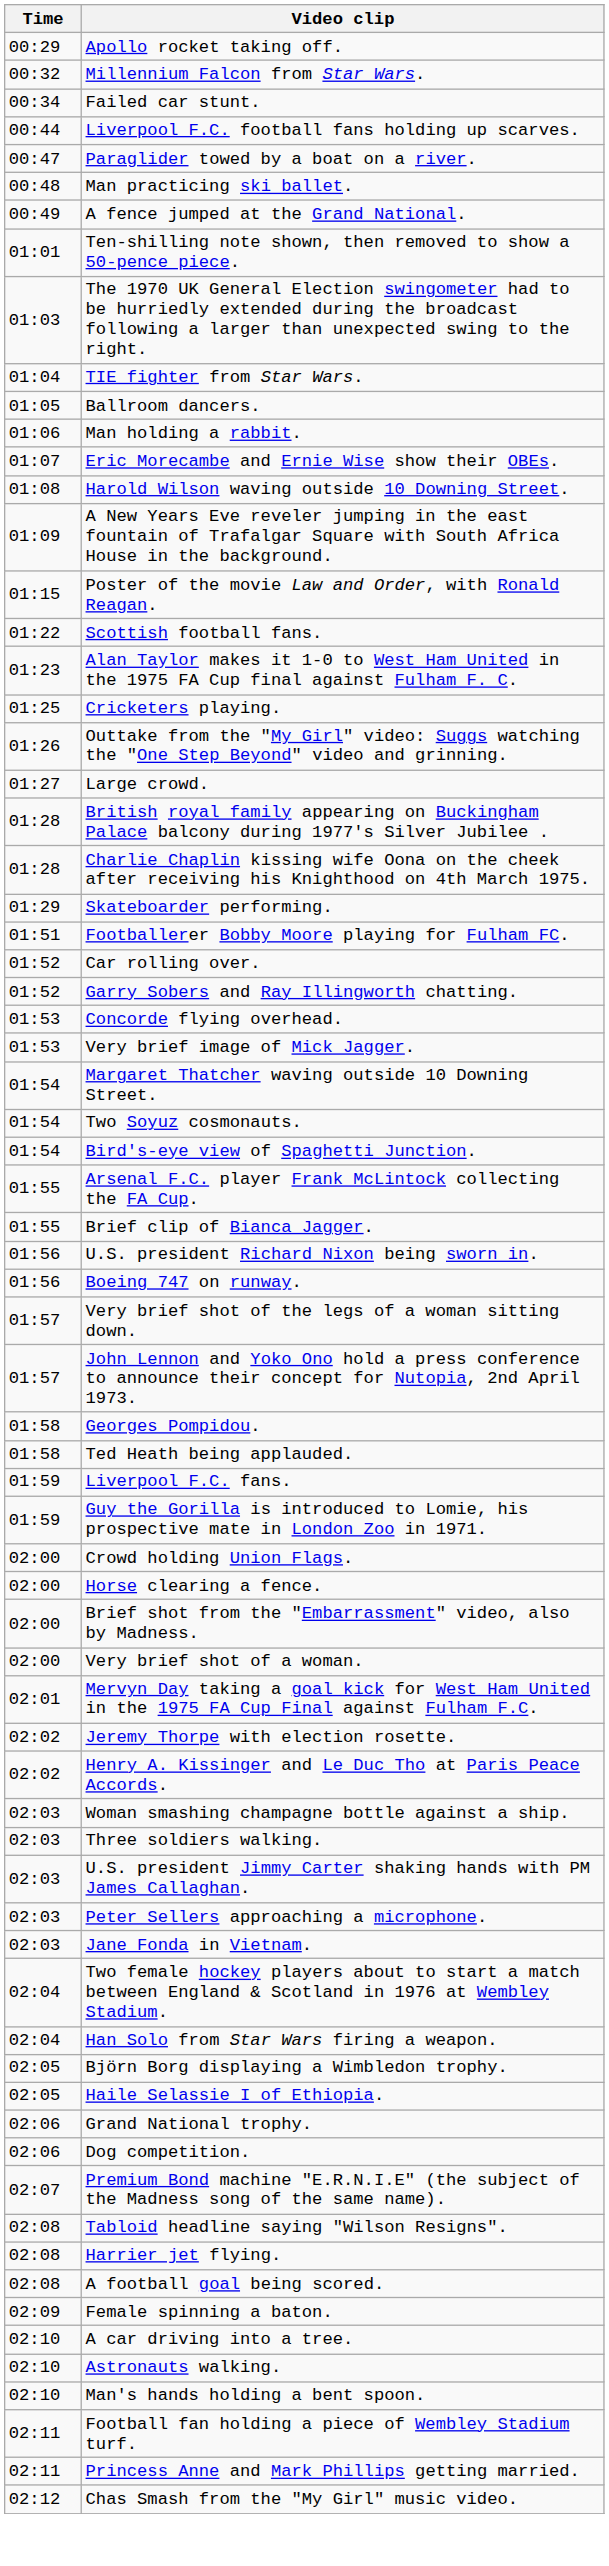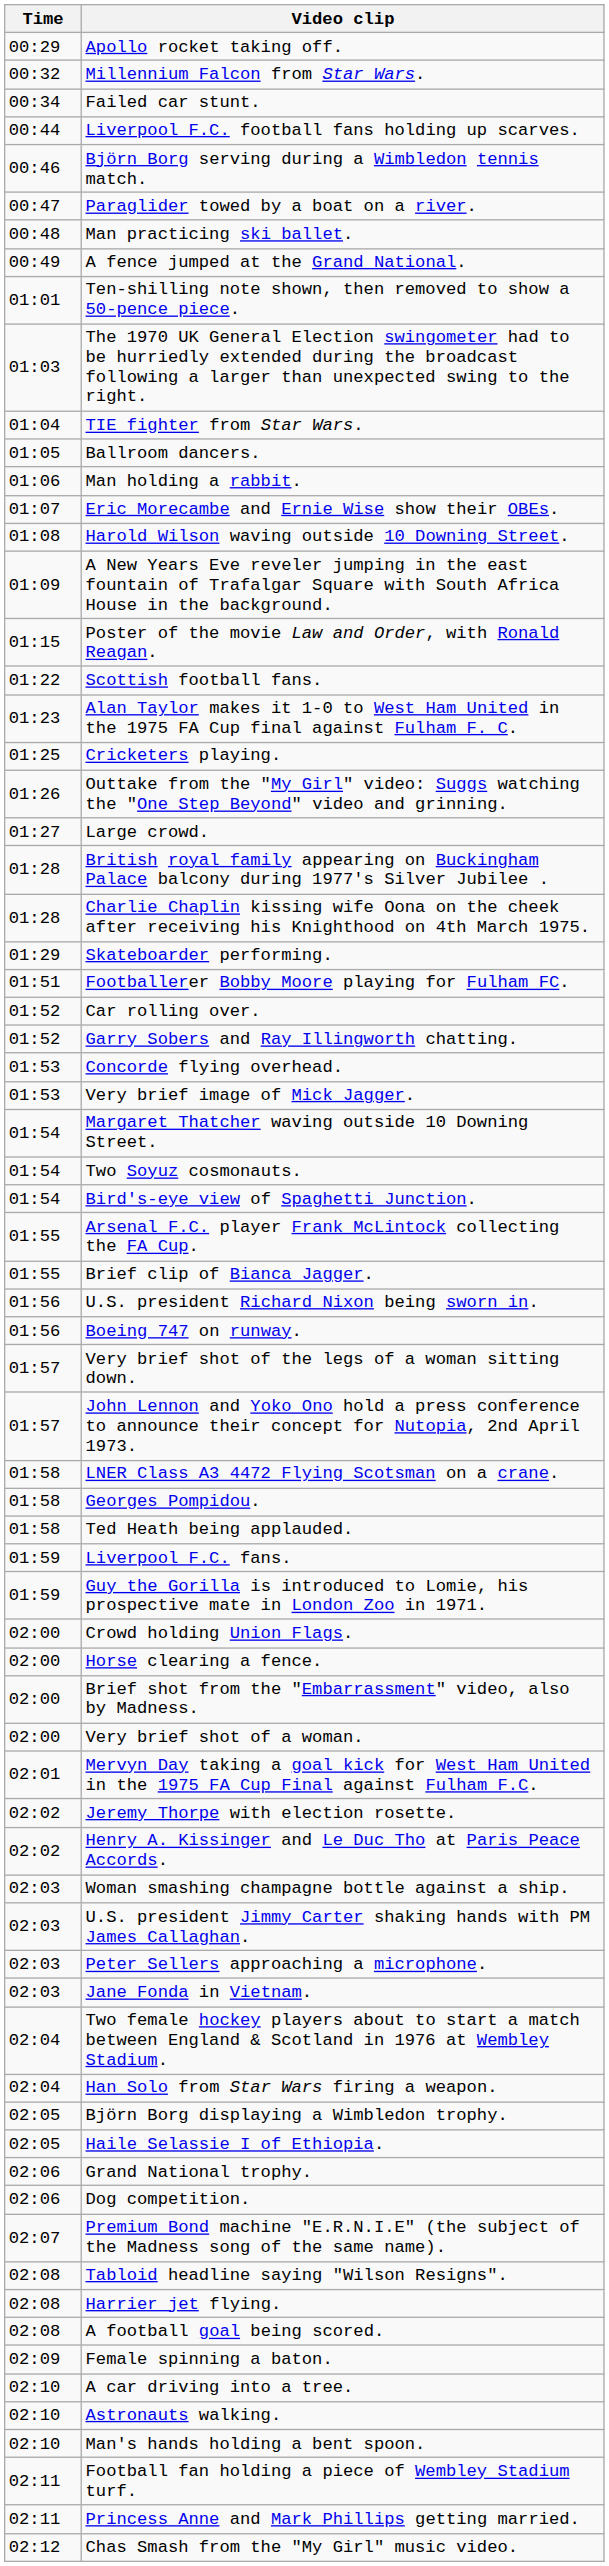+ row: (312, 168)
+ row: (322, 1474)
- row: (204, 1841)
